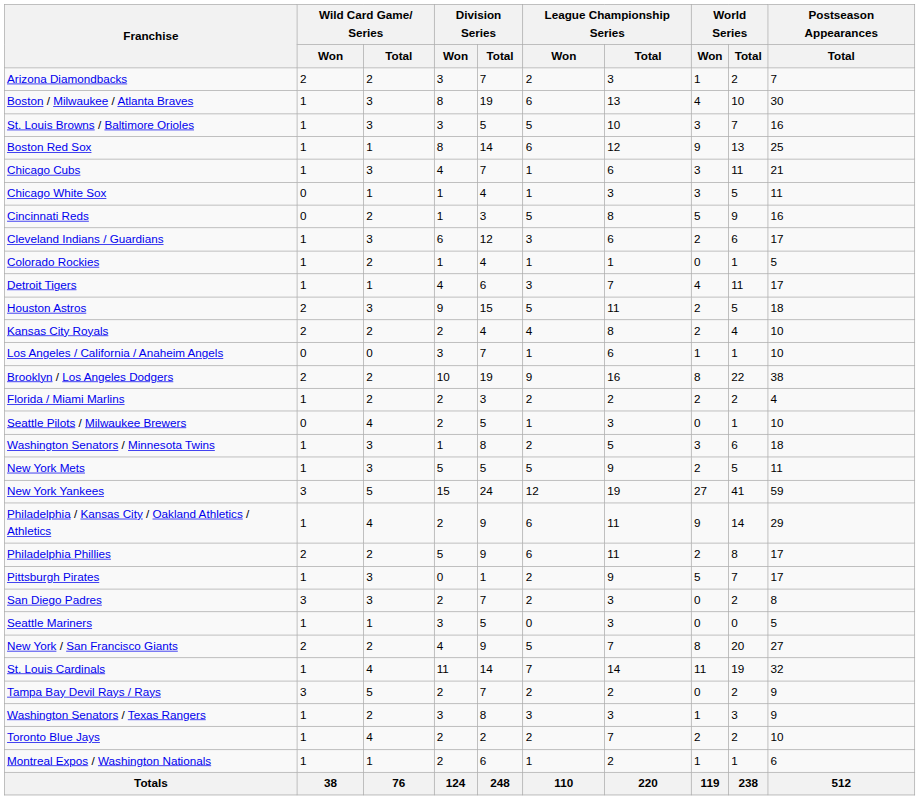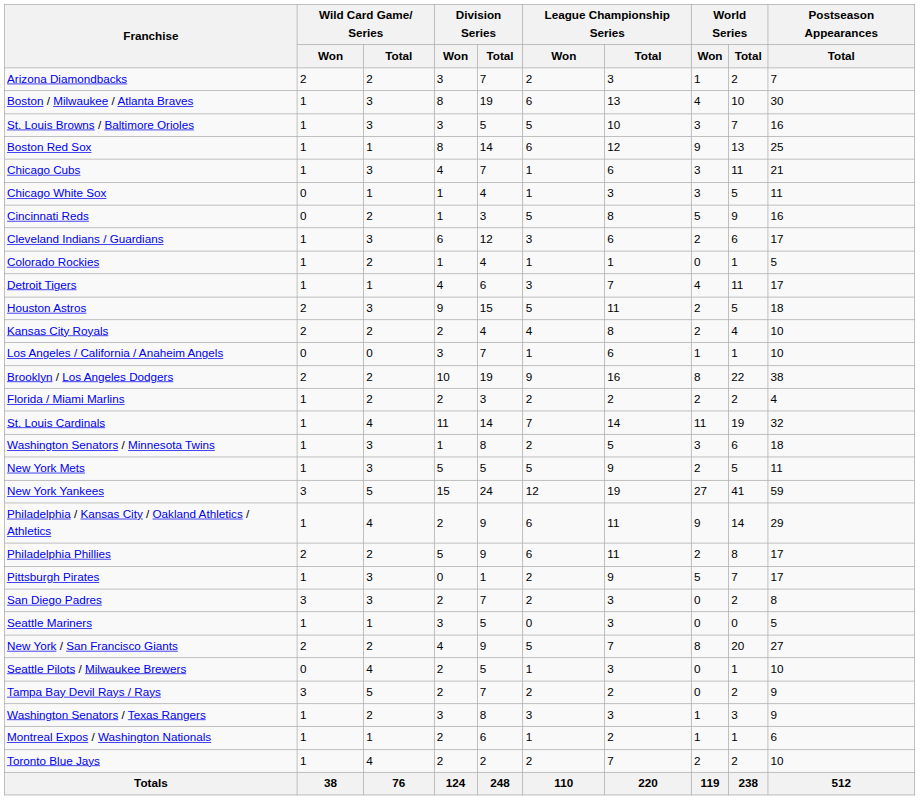rows swapped: (97, 422) <-> (56, 669)
rows swapped: (53, 738) <-> (109, 761)
